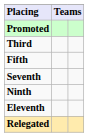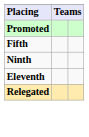- row: (19, 44)
- row: (24, 76)
